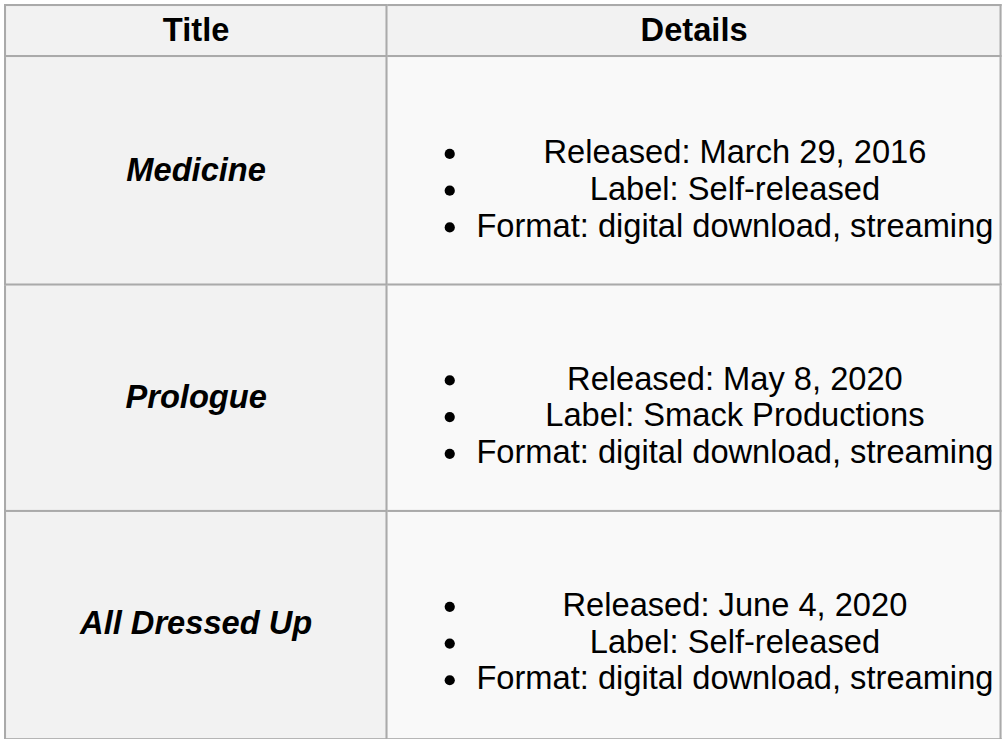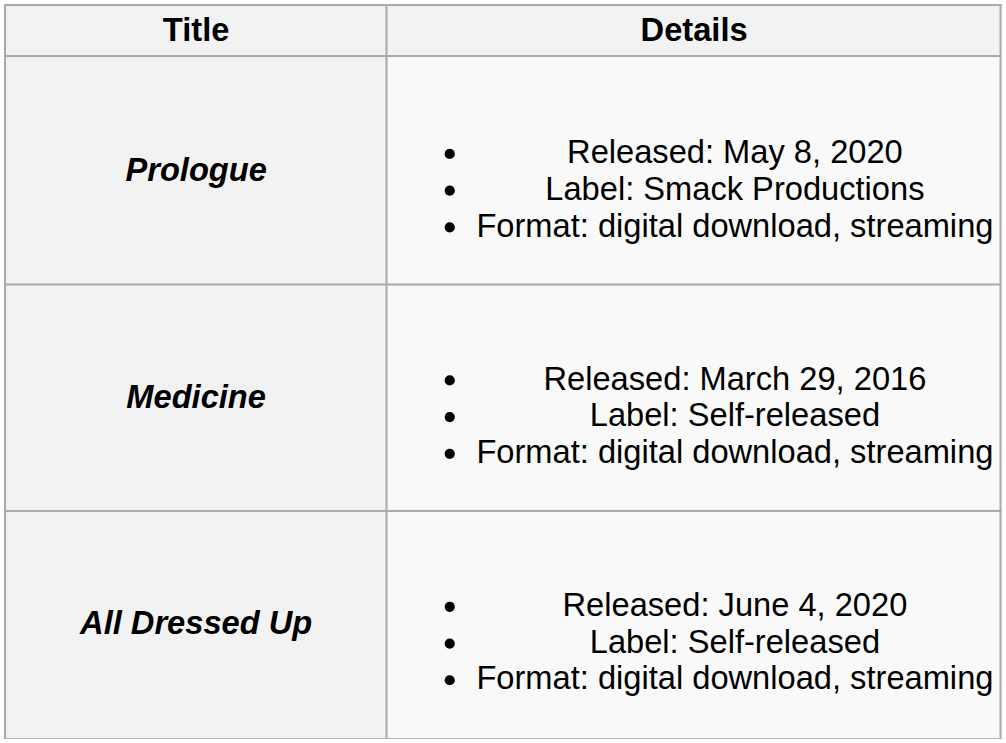rows swapped: (196, 169) <-> (196, 397)
